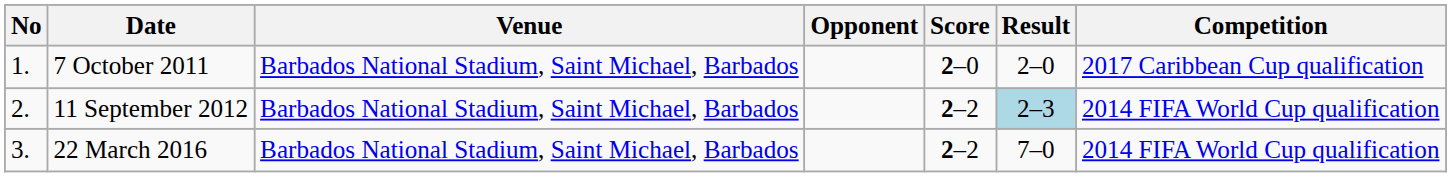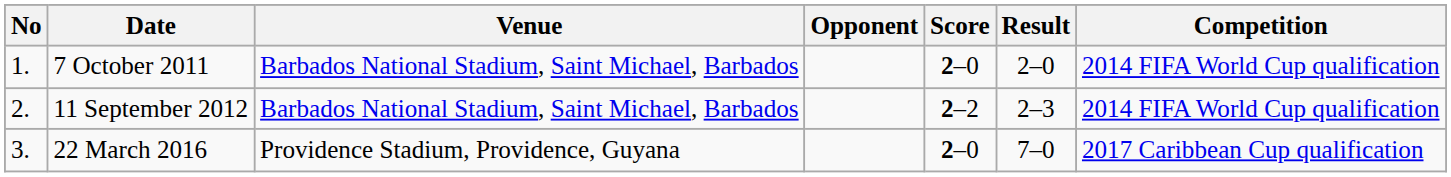(1253, 66) 2017 Caribbean Cup qualification -> (1261, 66) 2014 FIFA World Cup qualification
(1036, 107) lightblue background -> (1036, 107) no background
(529, 149) Barbados National Stadium, Saint Michael, Barbados -> (470, 149) Providence Stadium, Providence, Guyana
(960, 149) 2–2 -> (960, 149) 2–0
(1261, 149) 2014 FIFA World Cup qualification -> (1253, 149) 2017 Caribbean Cup qualification
